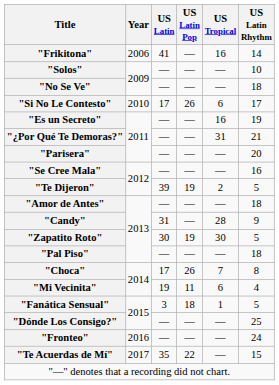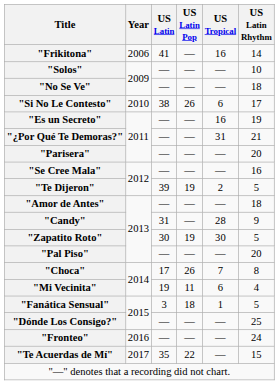(164, 103) 17 -> (164, 103) 38
(256, 254) 18 -> (256, 254) 20
